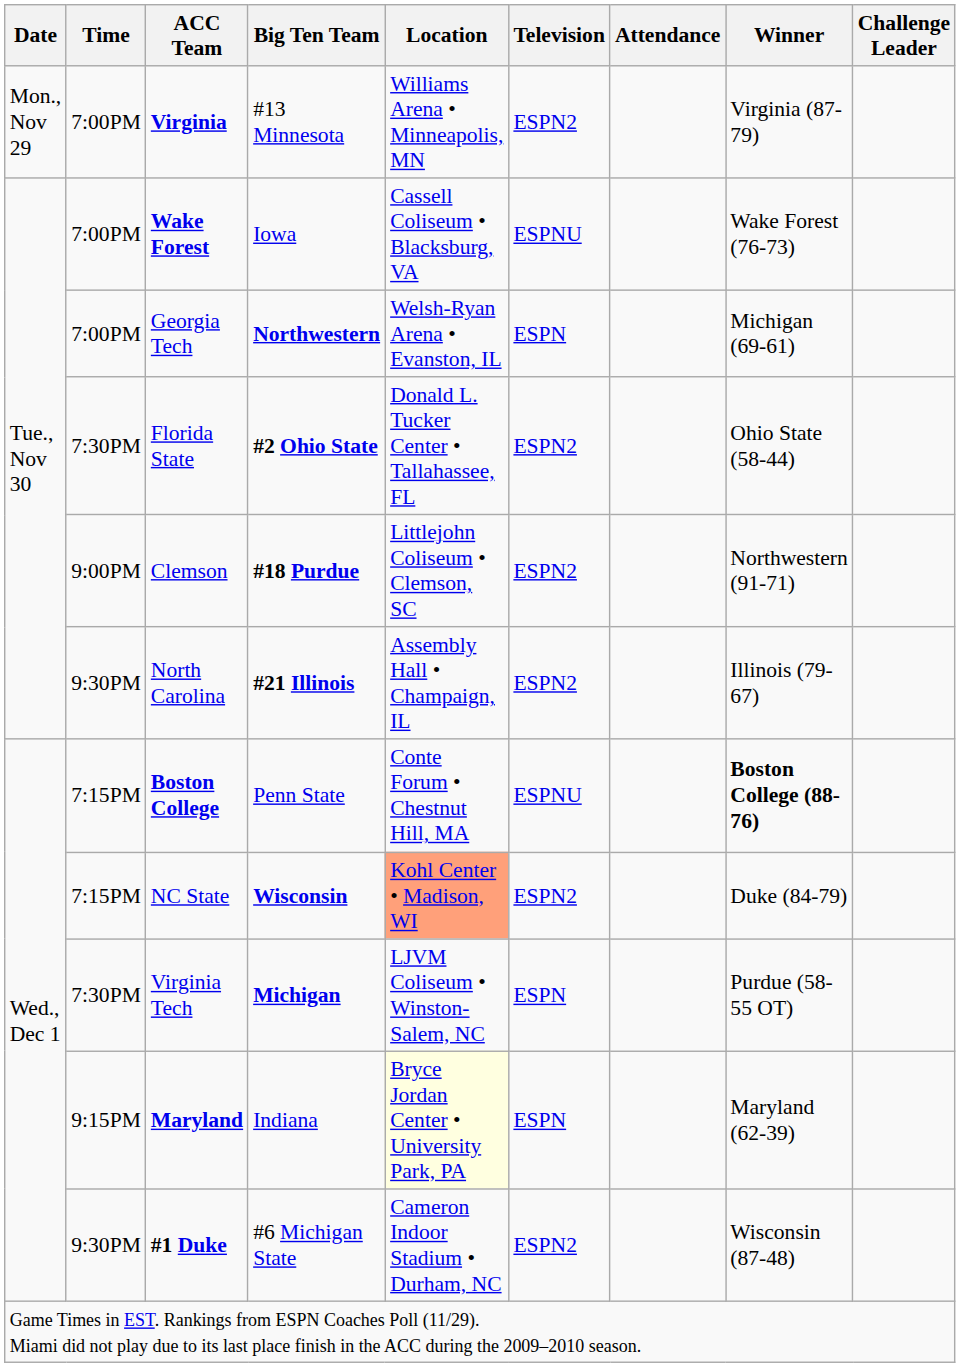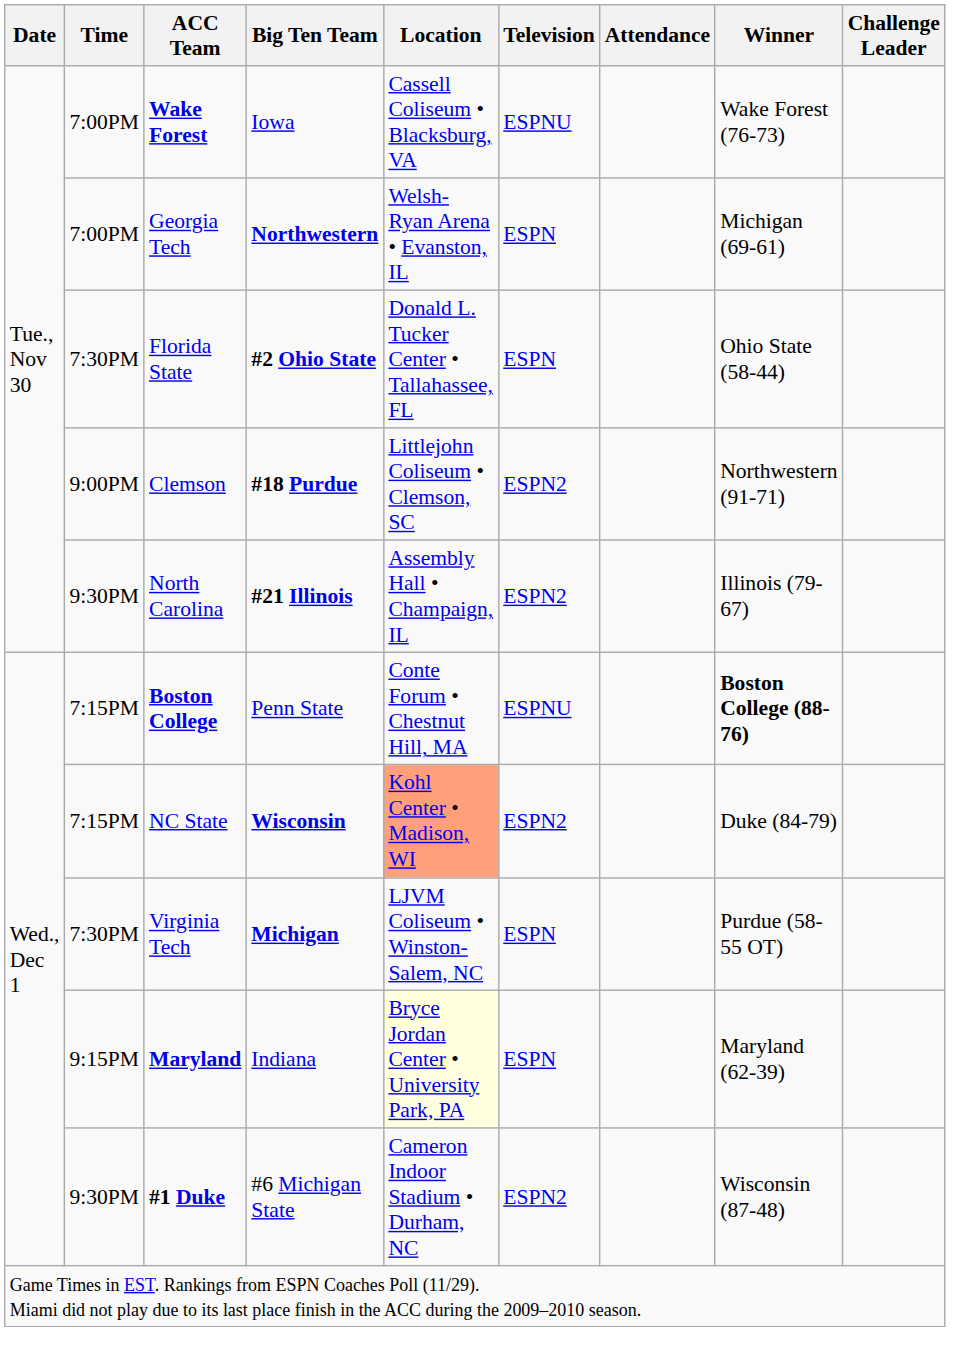- row: (189, 121)
(545, 445) ESPN2 -> (530, 359) ESPN
